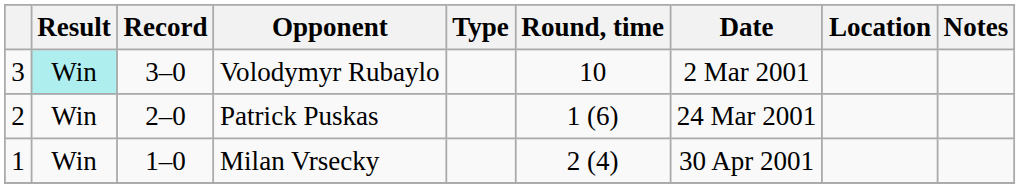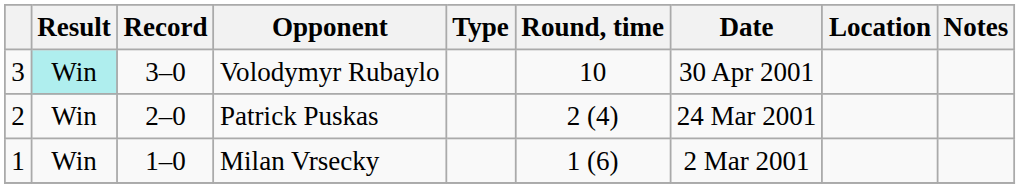(746, 71) 2 Mar 2001 -> (746, 71) 30 Apr 2001
(593, 116) 1 (6) -> (593, 116) 2 (4)
(593, 160) 2 (4) -> (593, 160) 1 (6)
(746, 160) 30 Apr 2001 -> (746, 160) 2 Mar 2001
